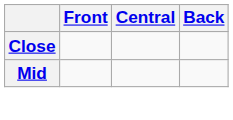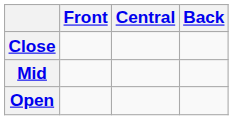+ row: (32, 100)
